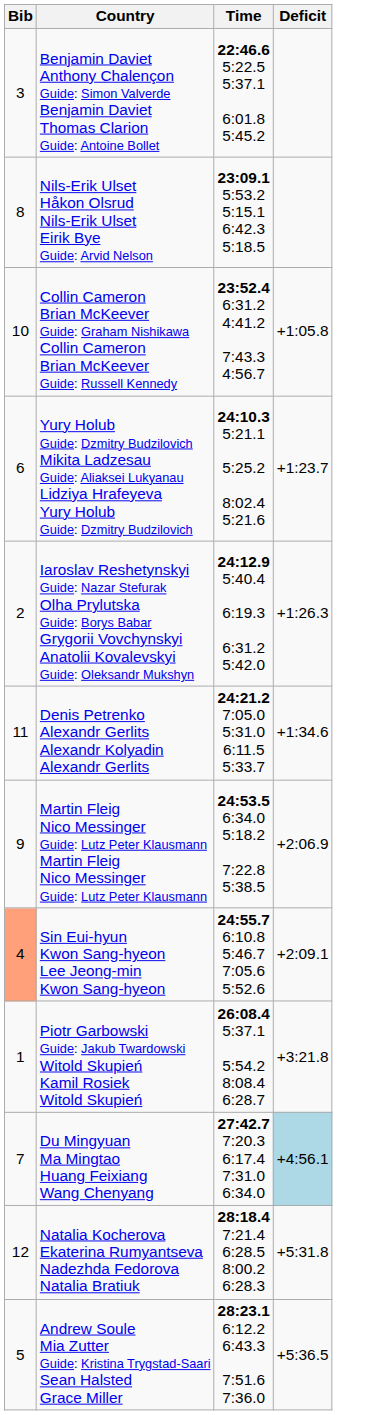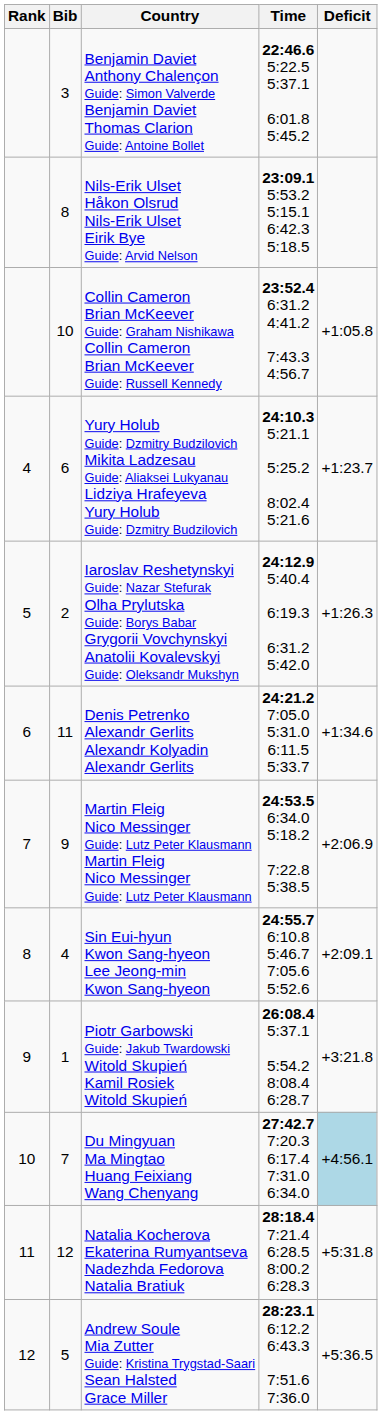+ column: (27, 16)
(20, 954) lightsalmon background -> (65, 954) no background
